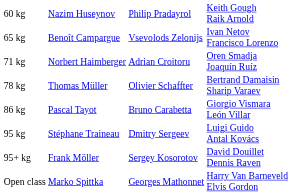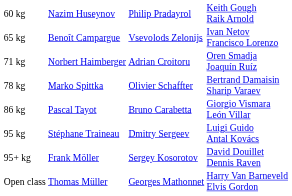(78, 85) Thomas Müller -> (76, 85) Marko Spittka
(76, 181) Marko Spittka -> (78, 181) Thomas Müller
